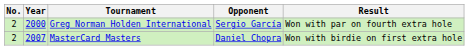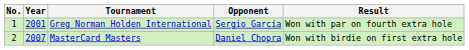(14, 25) 2 -> (14, 25) 1
(36, 25) 2000 -> (36, 25) 2001
